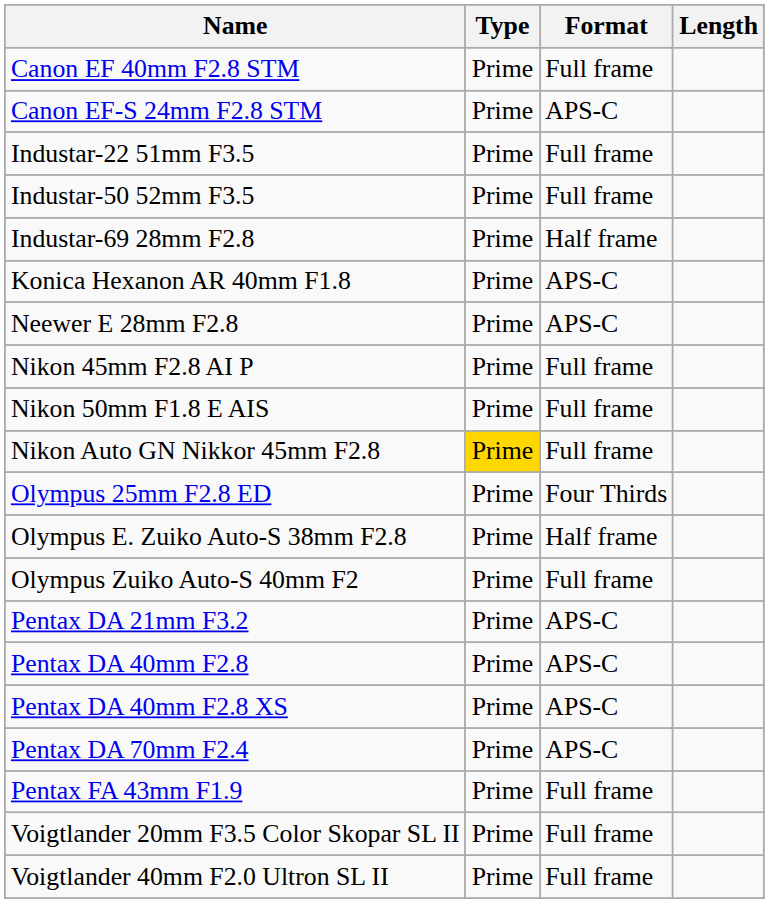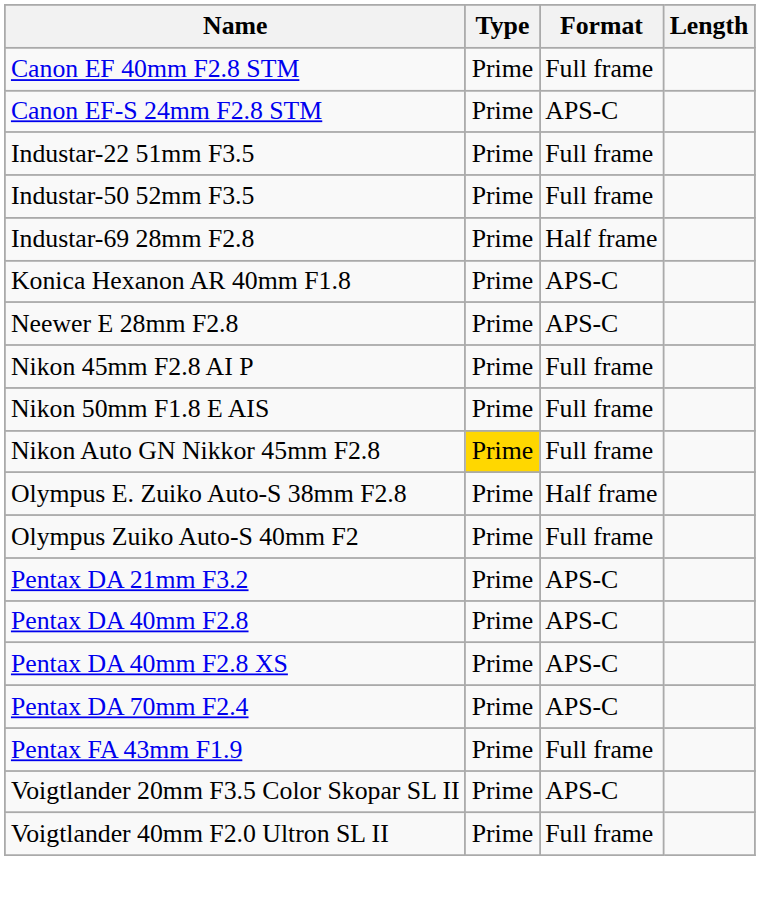- row: (141, 493)
(599, 833) Full frame -> (582, 791) APS-C
